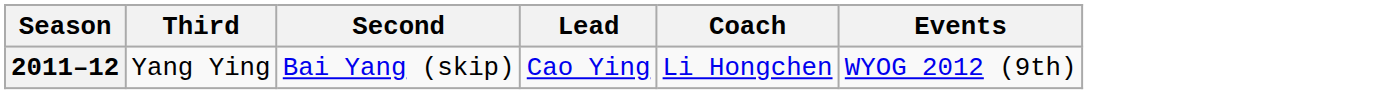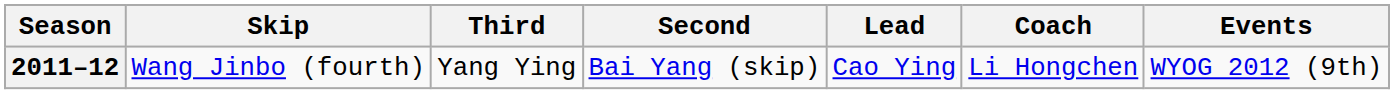+ column: (278, 26)
